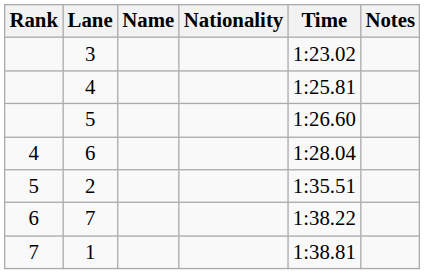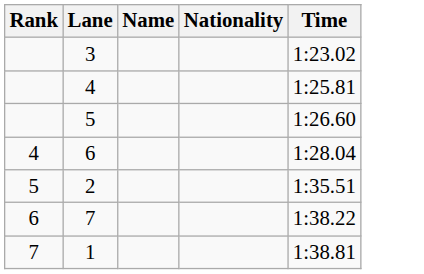- column: (390, 20)
